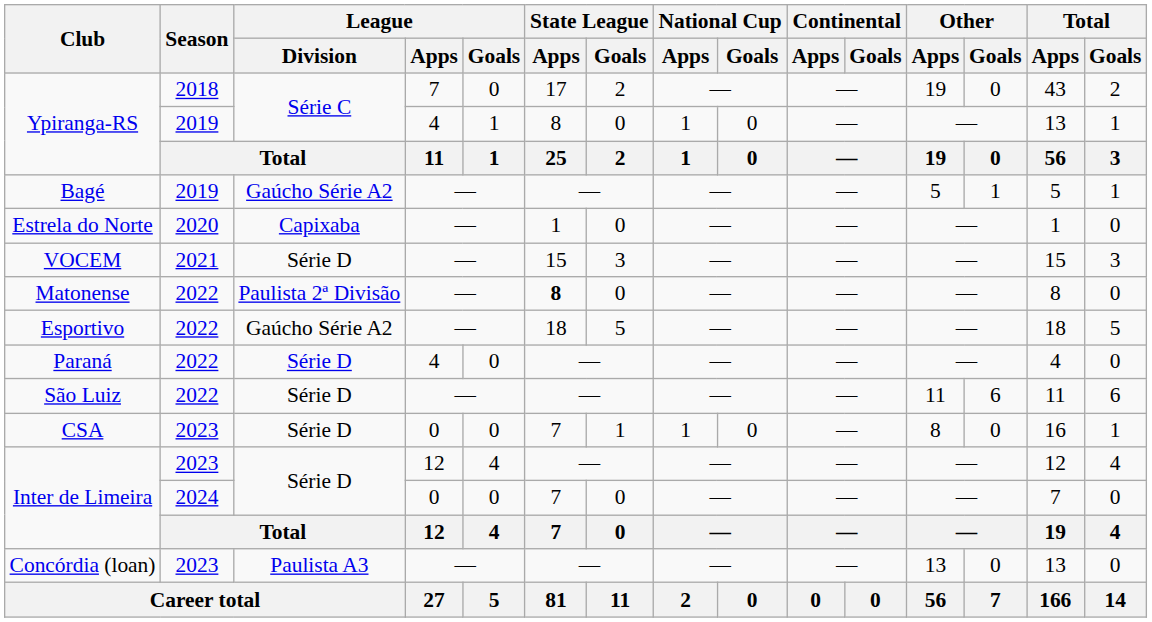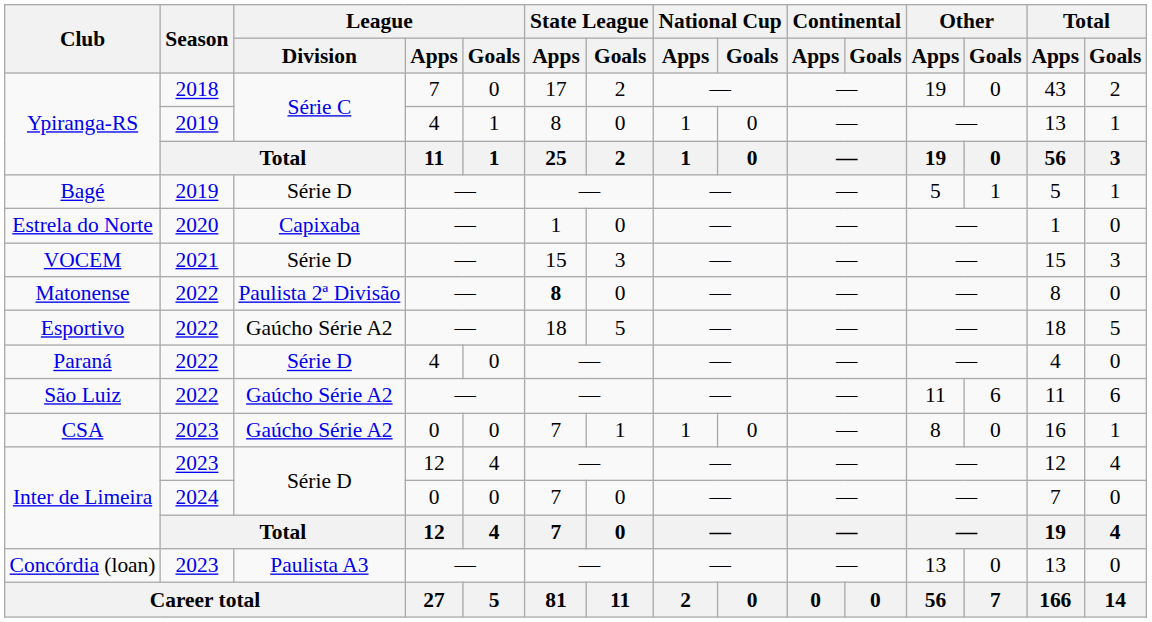(319, 191) Gaúcho Série A2 -> (319, 191) Série D
(319, 395) Série D -> (319, 395) Gaúcho Série A2
(319, 429) Série D -> (319, 429) Gaúcho Série A2
